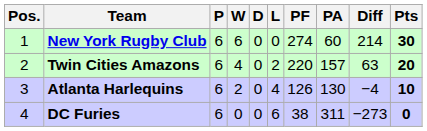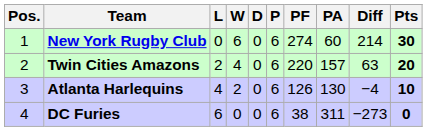columns swapped: (219, 16) <-> (275, 16)
